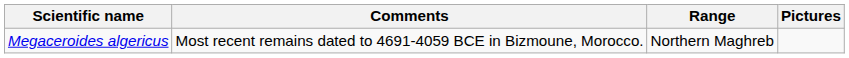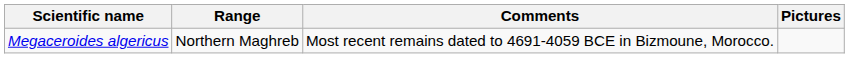columns swapped: (712, 16) <-> (410, 16)
